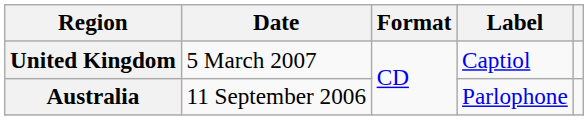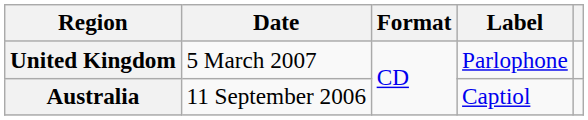(496, 59) Captiol -> (515, 59) Parlophone
(515, 96) Parlophone -> (496, 96) Captiol
